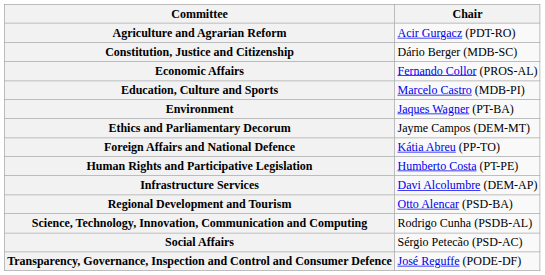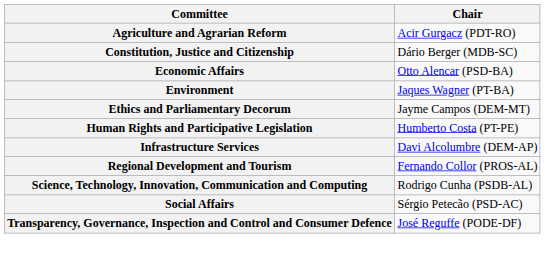(467, 71) Fernando Collor (PROS-AL) -> (455, 71) Otto Alencar (PSD-BA)
- row: (200, 90)
- row: (200, 147)
(455, 204) Otto Alencar (PSD-BA) -> (467, 166) Fernando Collor (PROS-AL)
